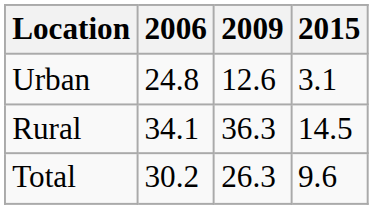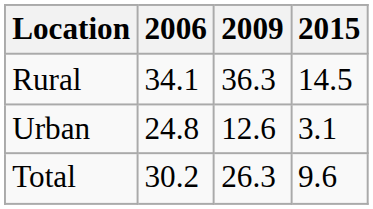rows swapped: (47, 128) <-> (51, 78)
